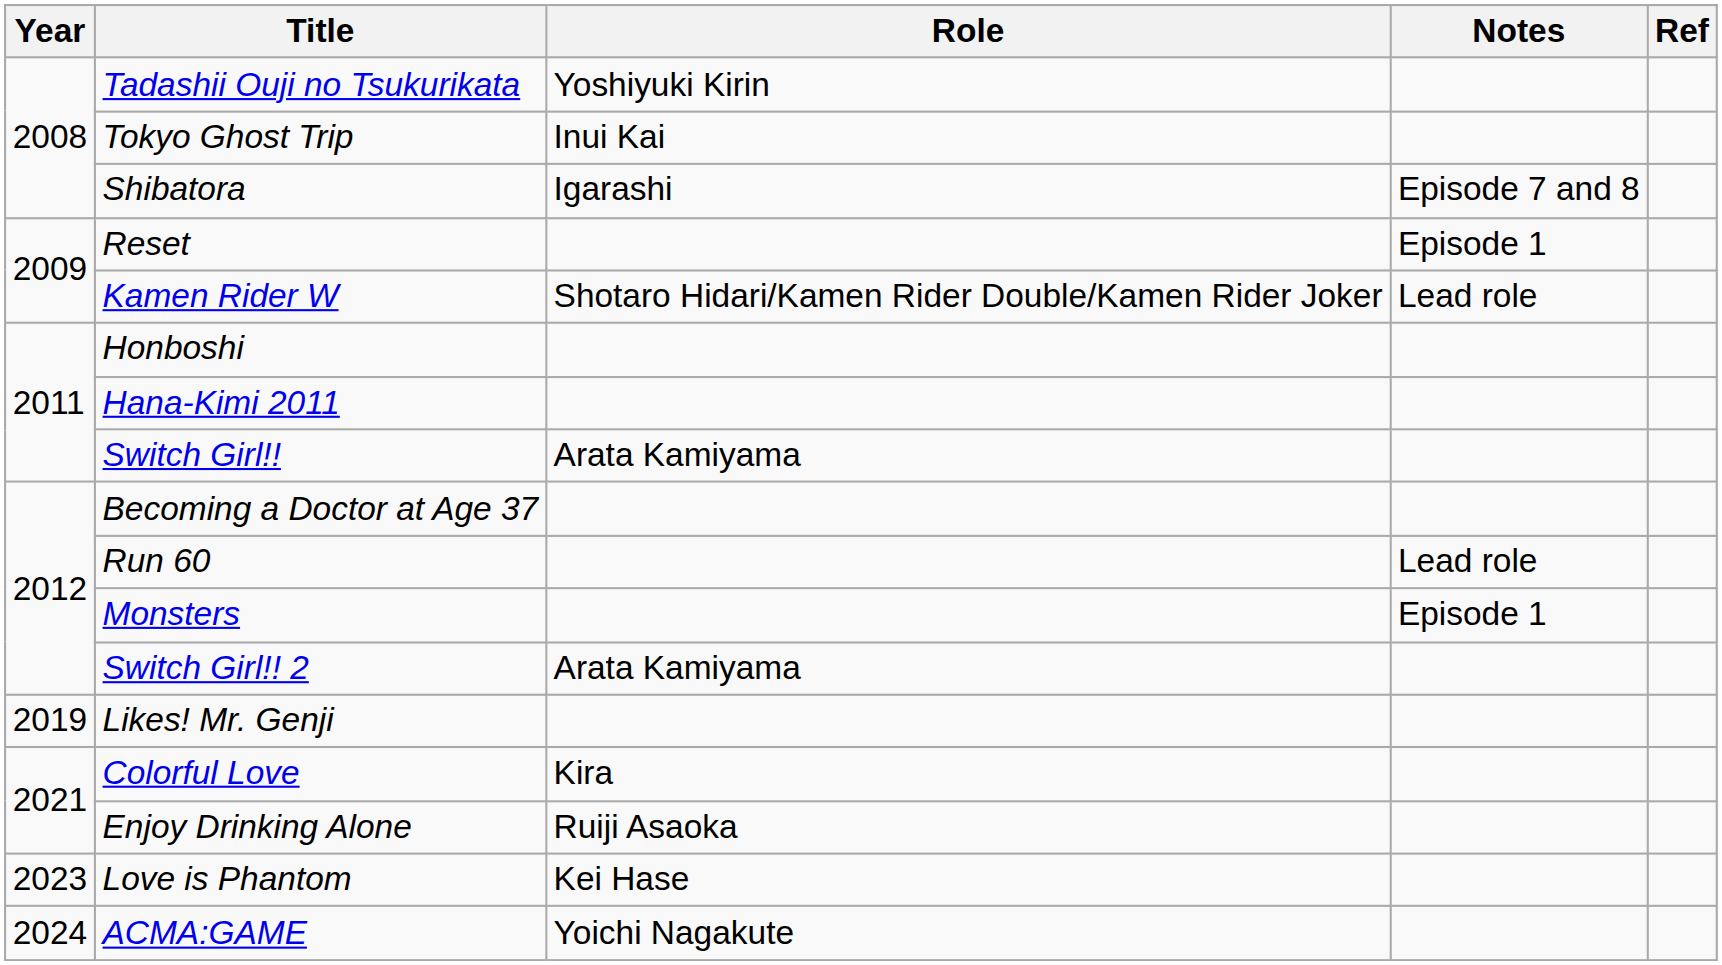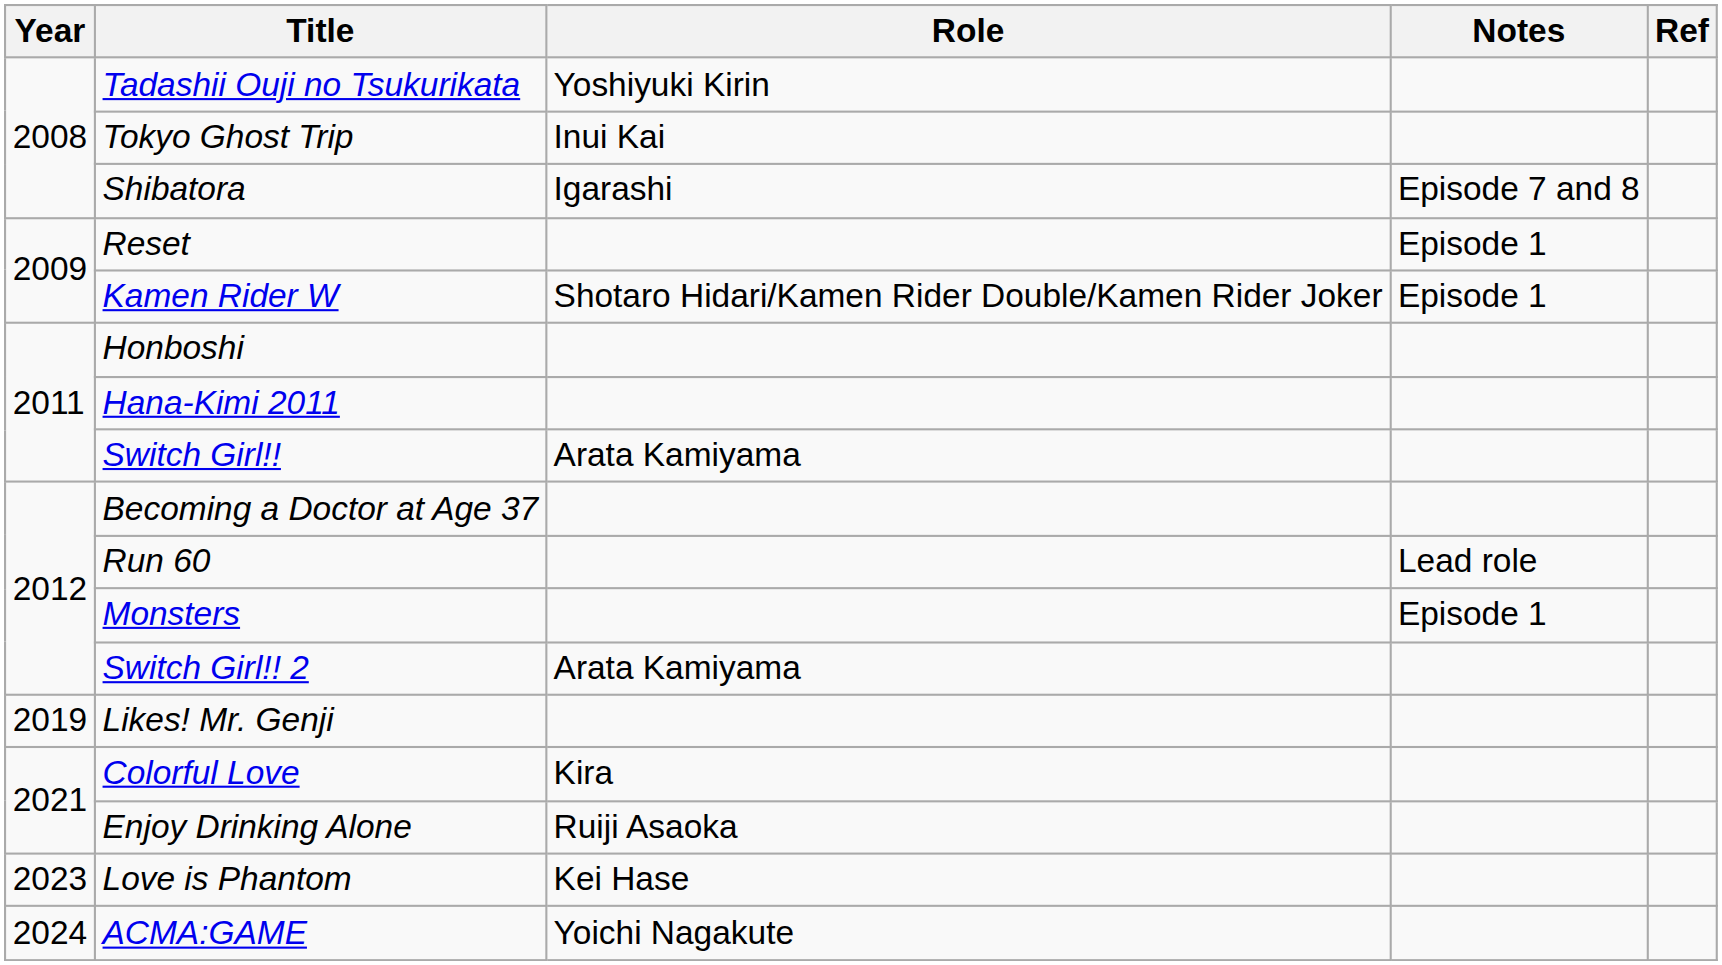(1468, 296) Lead role -> (1472, 296) Episode 1
